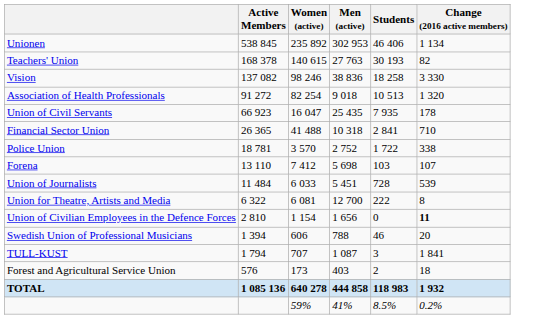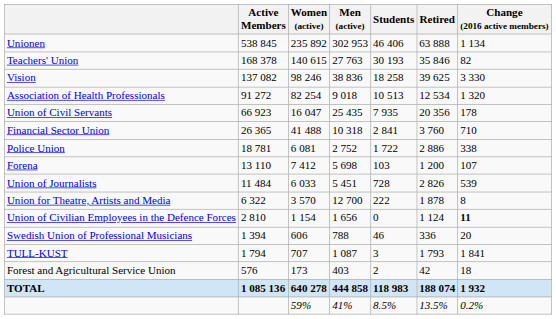+ column: (437, 19)
(303, 148) 3 570 -> (303, 148) 6 081
(303, 200) 6 081 -> (303, 200) 3 570
